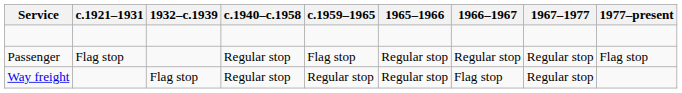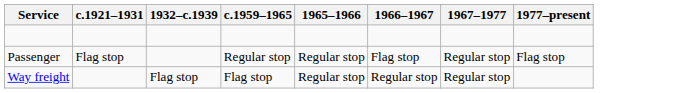- column: (262, 14)
(331, 56) Flag stop -> (257, 56) Regular stop
(487, 56) Regular stop -> (395, 56) Flag stop
(340, 77) Regular stop -> (248, 77) Flag stop
(478, 77) Flag stop -> (404, 77) Regular stop
